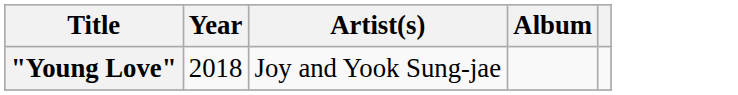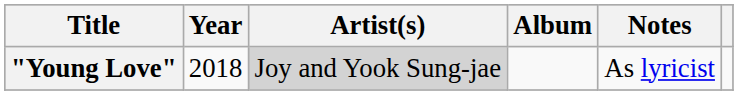+ column: (660, 25)
(378, 68) no background -> (378, 68) lightgrey background
